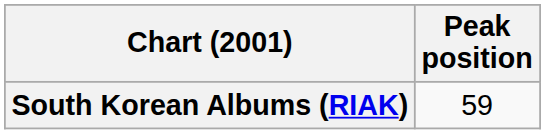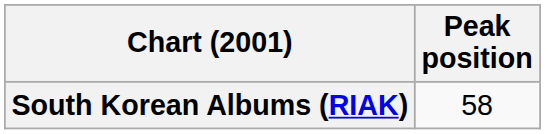(477, 104) 59 -> (477, 104) 58
